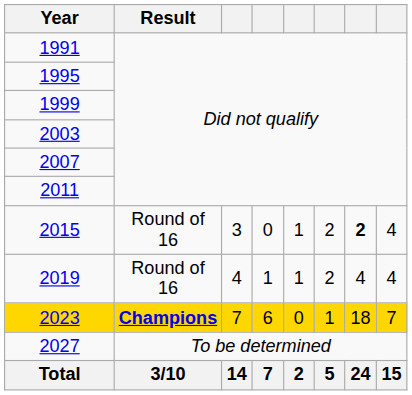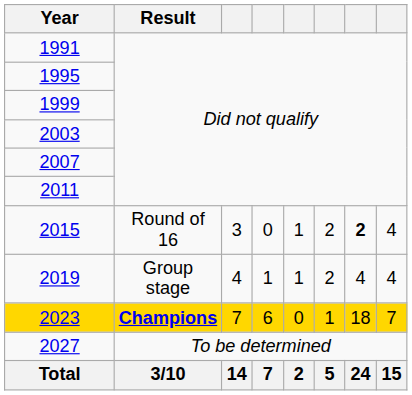(168, 278) Round of 16 -> (168, 278) Group stage
